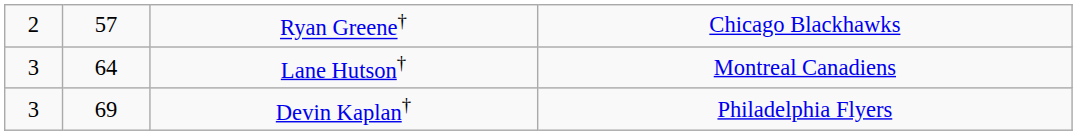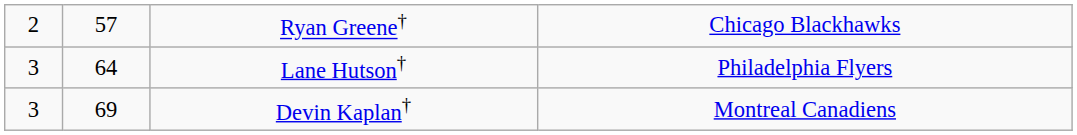(805, 67) Montreal Canadiens -> (805, 67) Philadelphia Flyers
(805, 109) Philadelphia Flyers -> (805, 109) Montreal Canadiens
